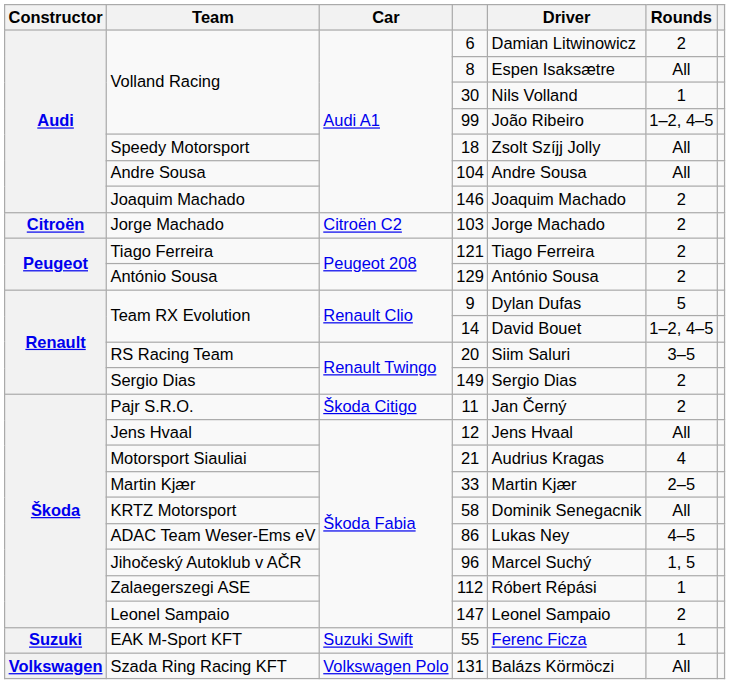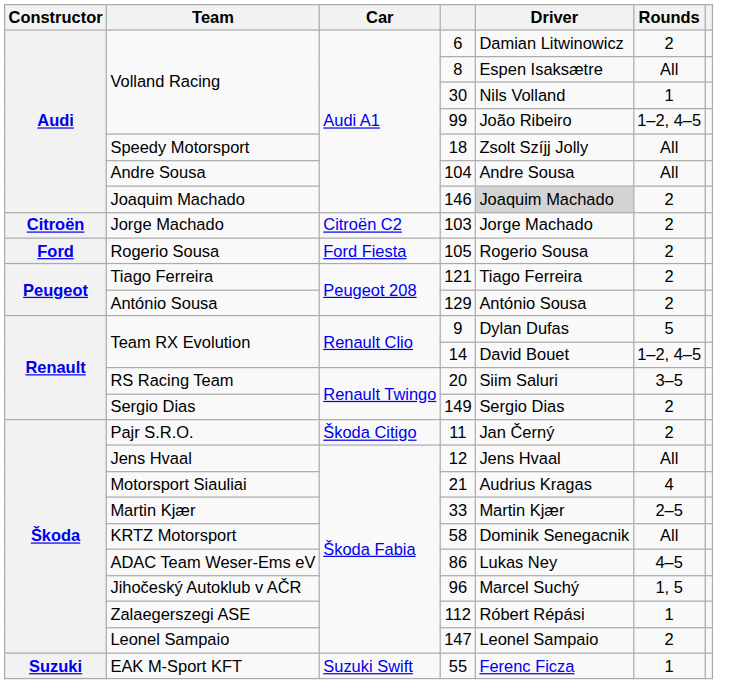(559, 199) no background -> (547, 199) lightgrey background
+ row: (458, 251)
- row: (470, 666)
